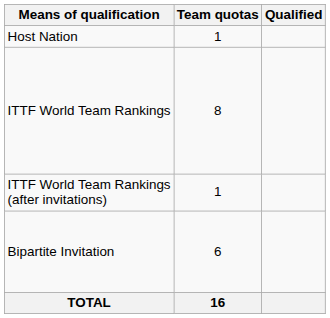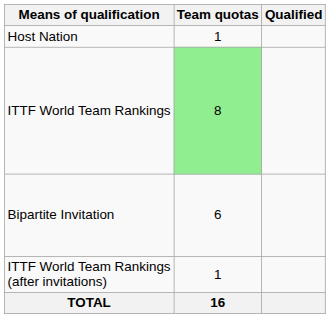(218, 110) no background -> (218, 110) lightgreen background
rows swapped: (61, 251) <-> (89, 192)
